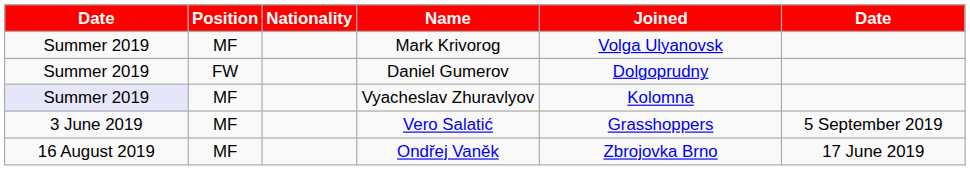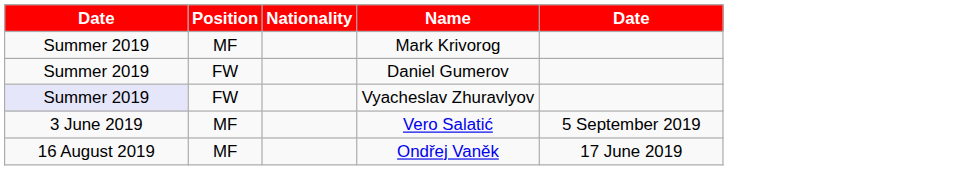- column: (661, 18)
(225, 98) MF -> (225, 98) FW
